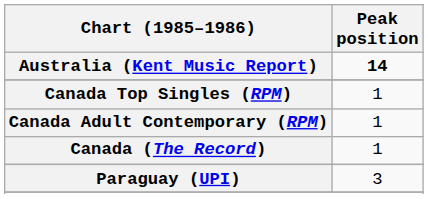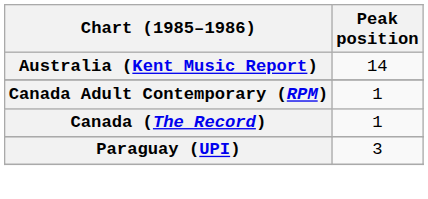(377, 66) bold -> (377, 66) normal
- row: (168, 94)
